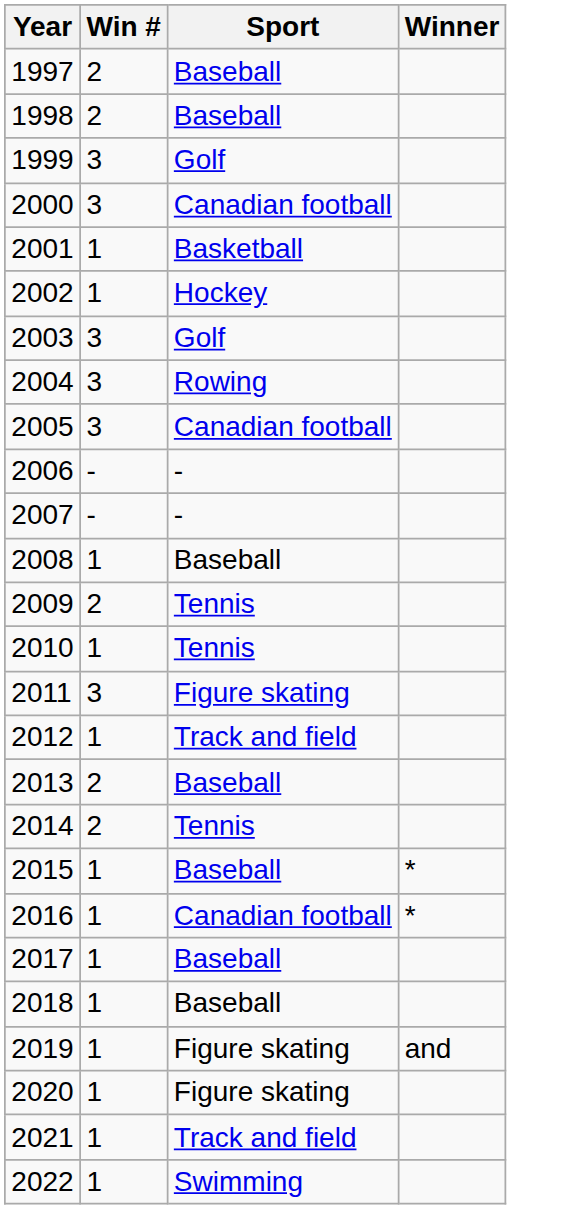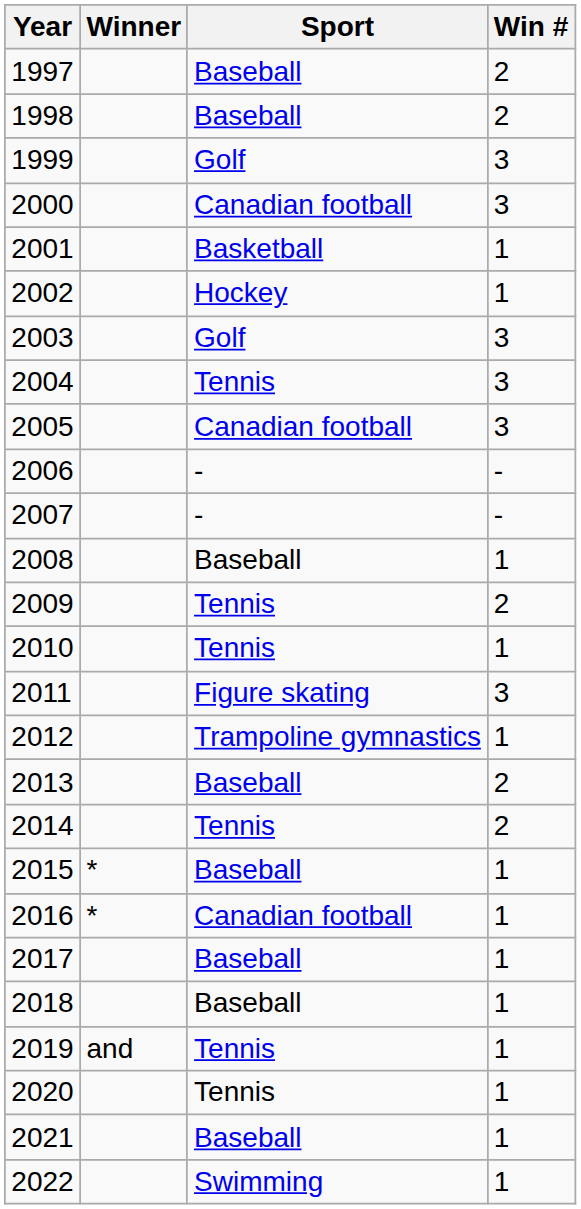columns swapped: (452, 26) <-> (124, 26)
(221, 381) Rowing -> (235, 381) Tennis
(265, 737) Track and field -> (337, 737) Trampoline gymnastics
(262, 1048) Figure skating -> (235, 1048) Tennis
(262, 1092) Figure skating -> (235, 1092) Tennis
(265, 1136) Track and field -> (248, 1136) Baseball
